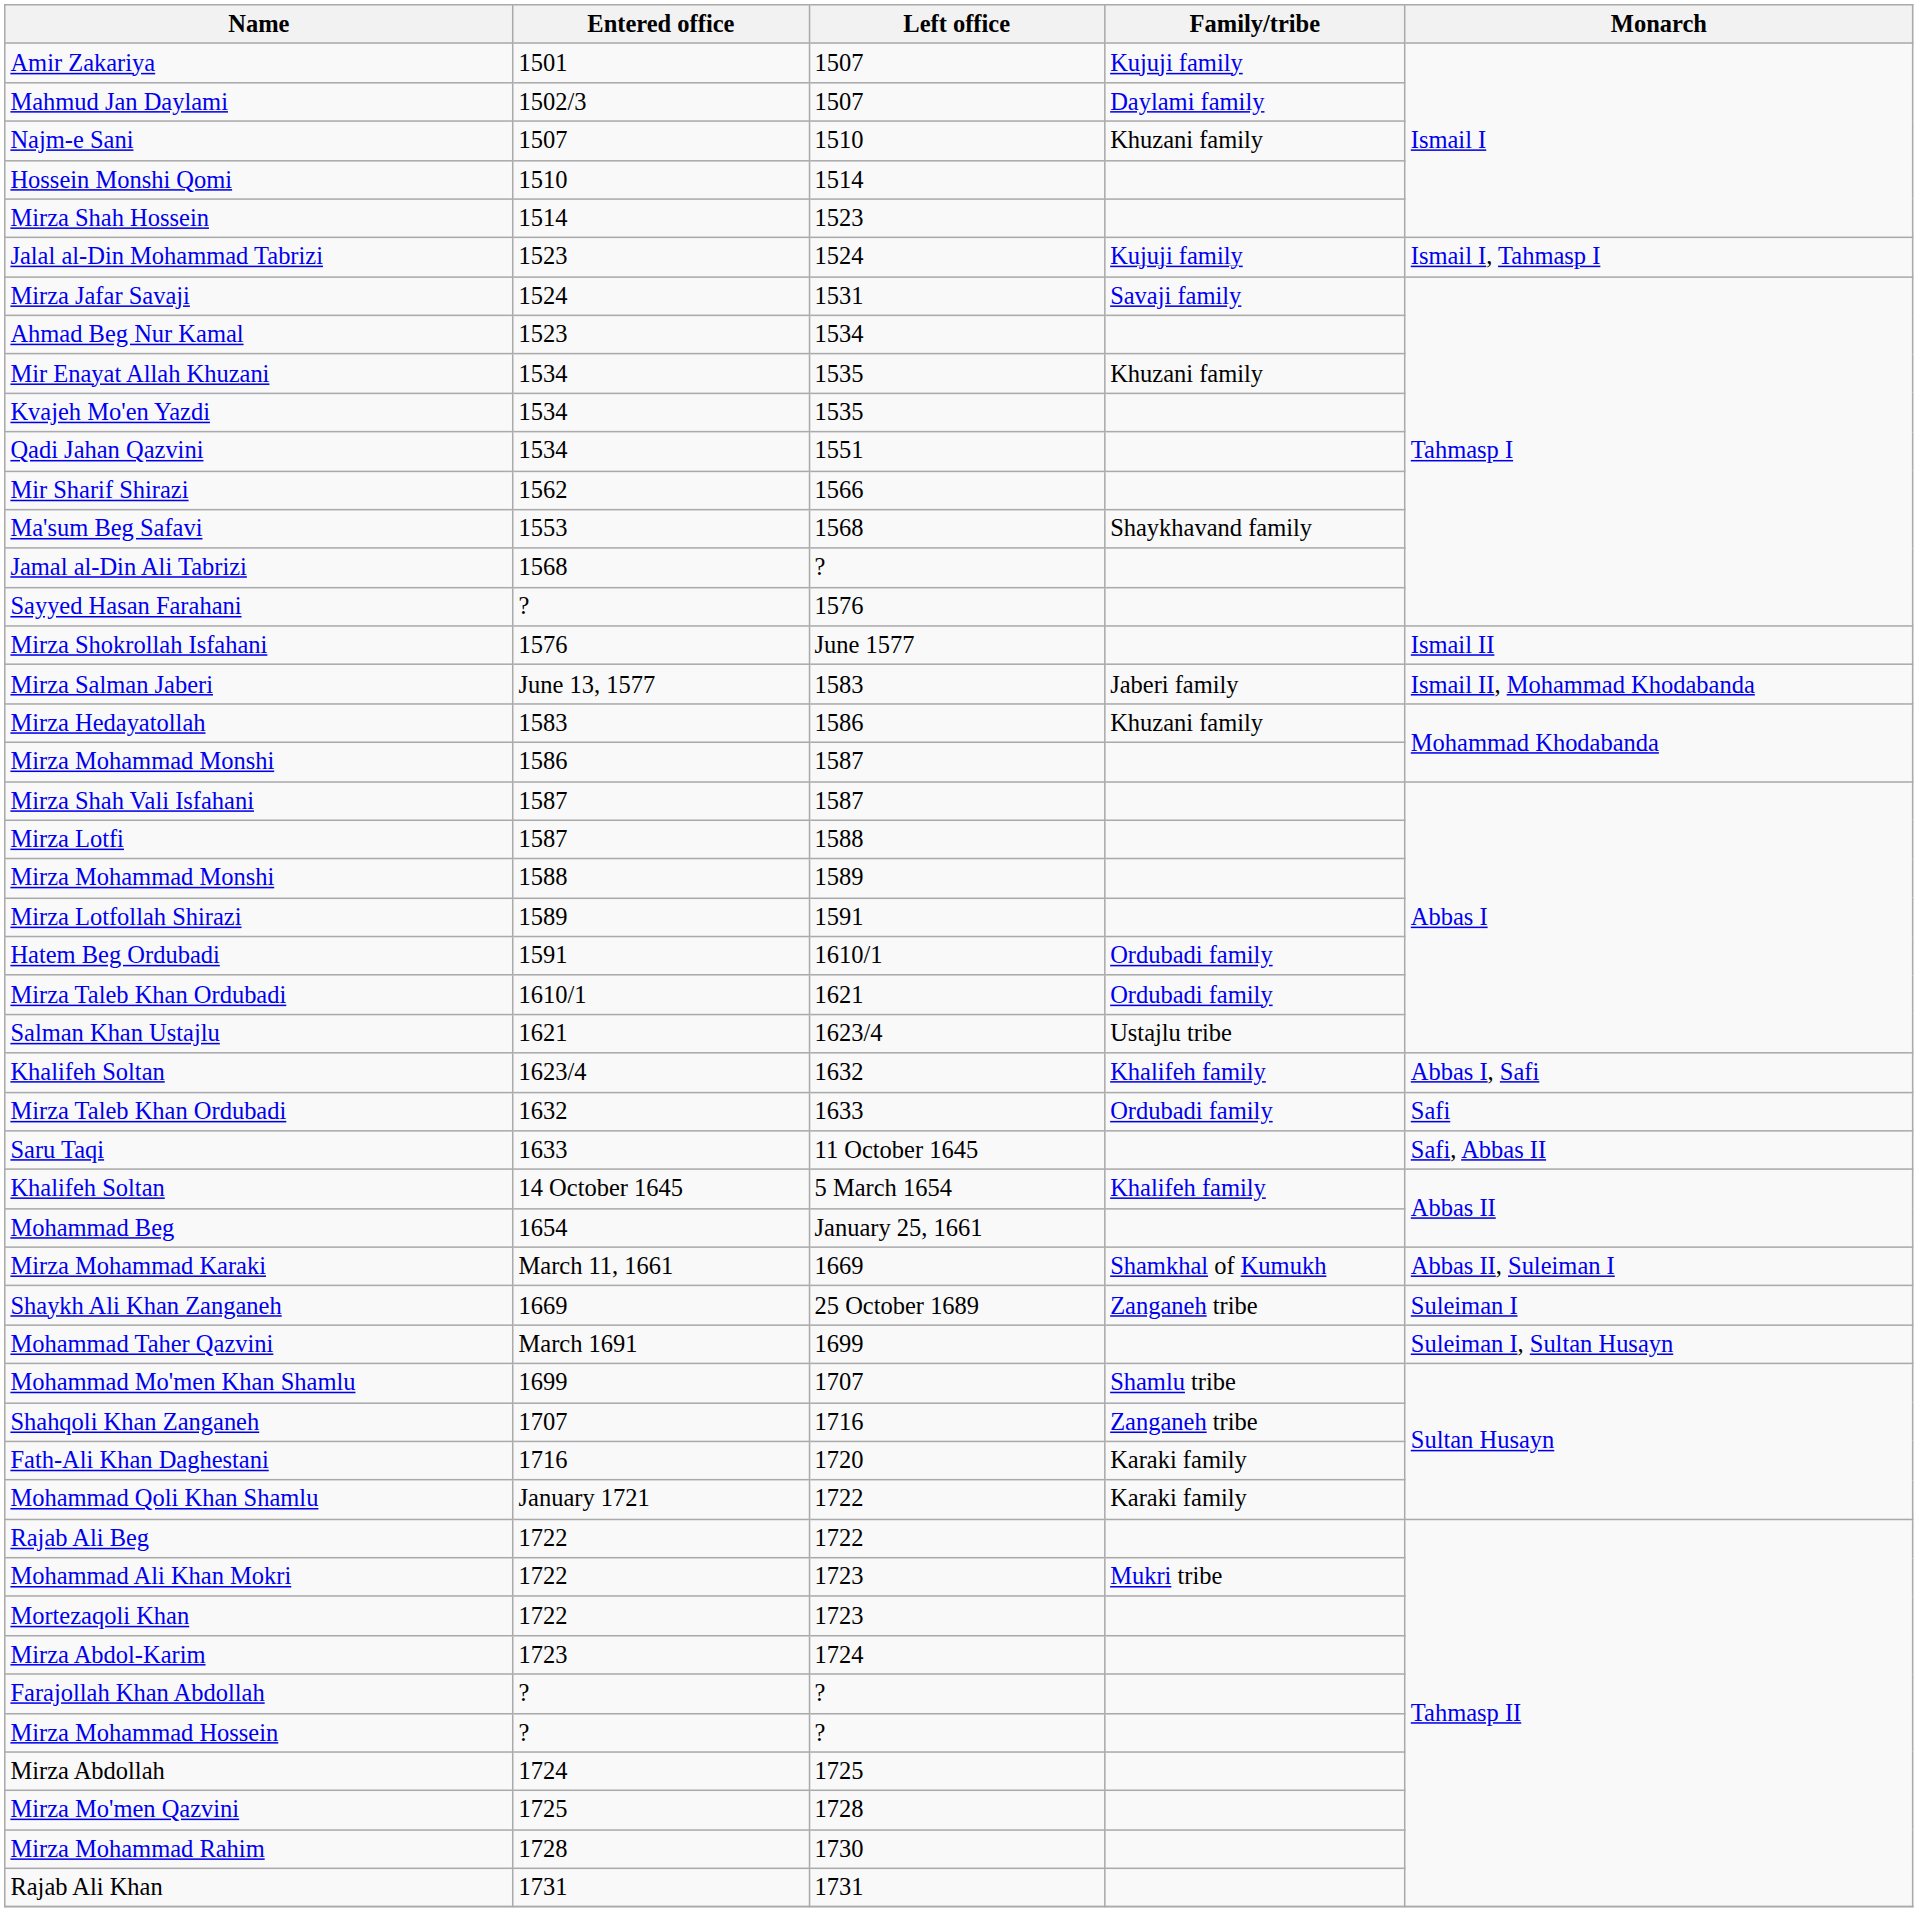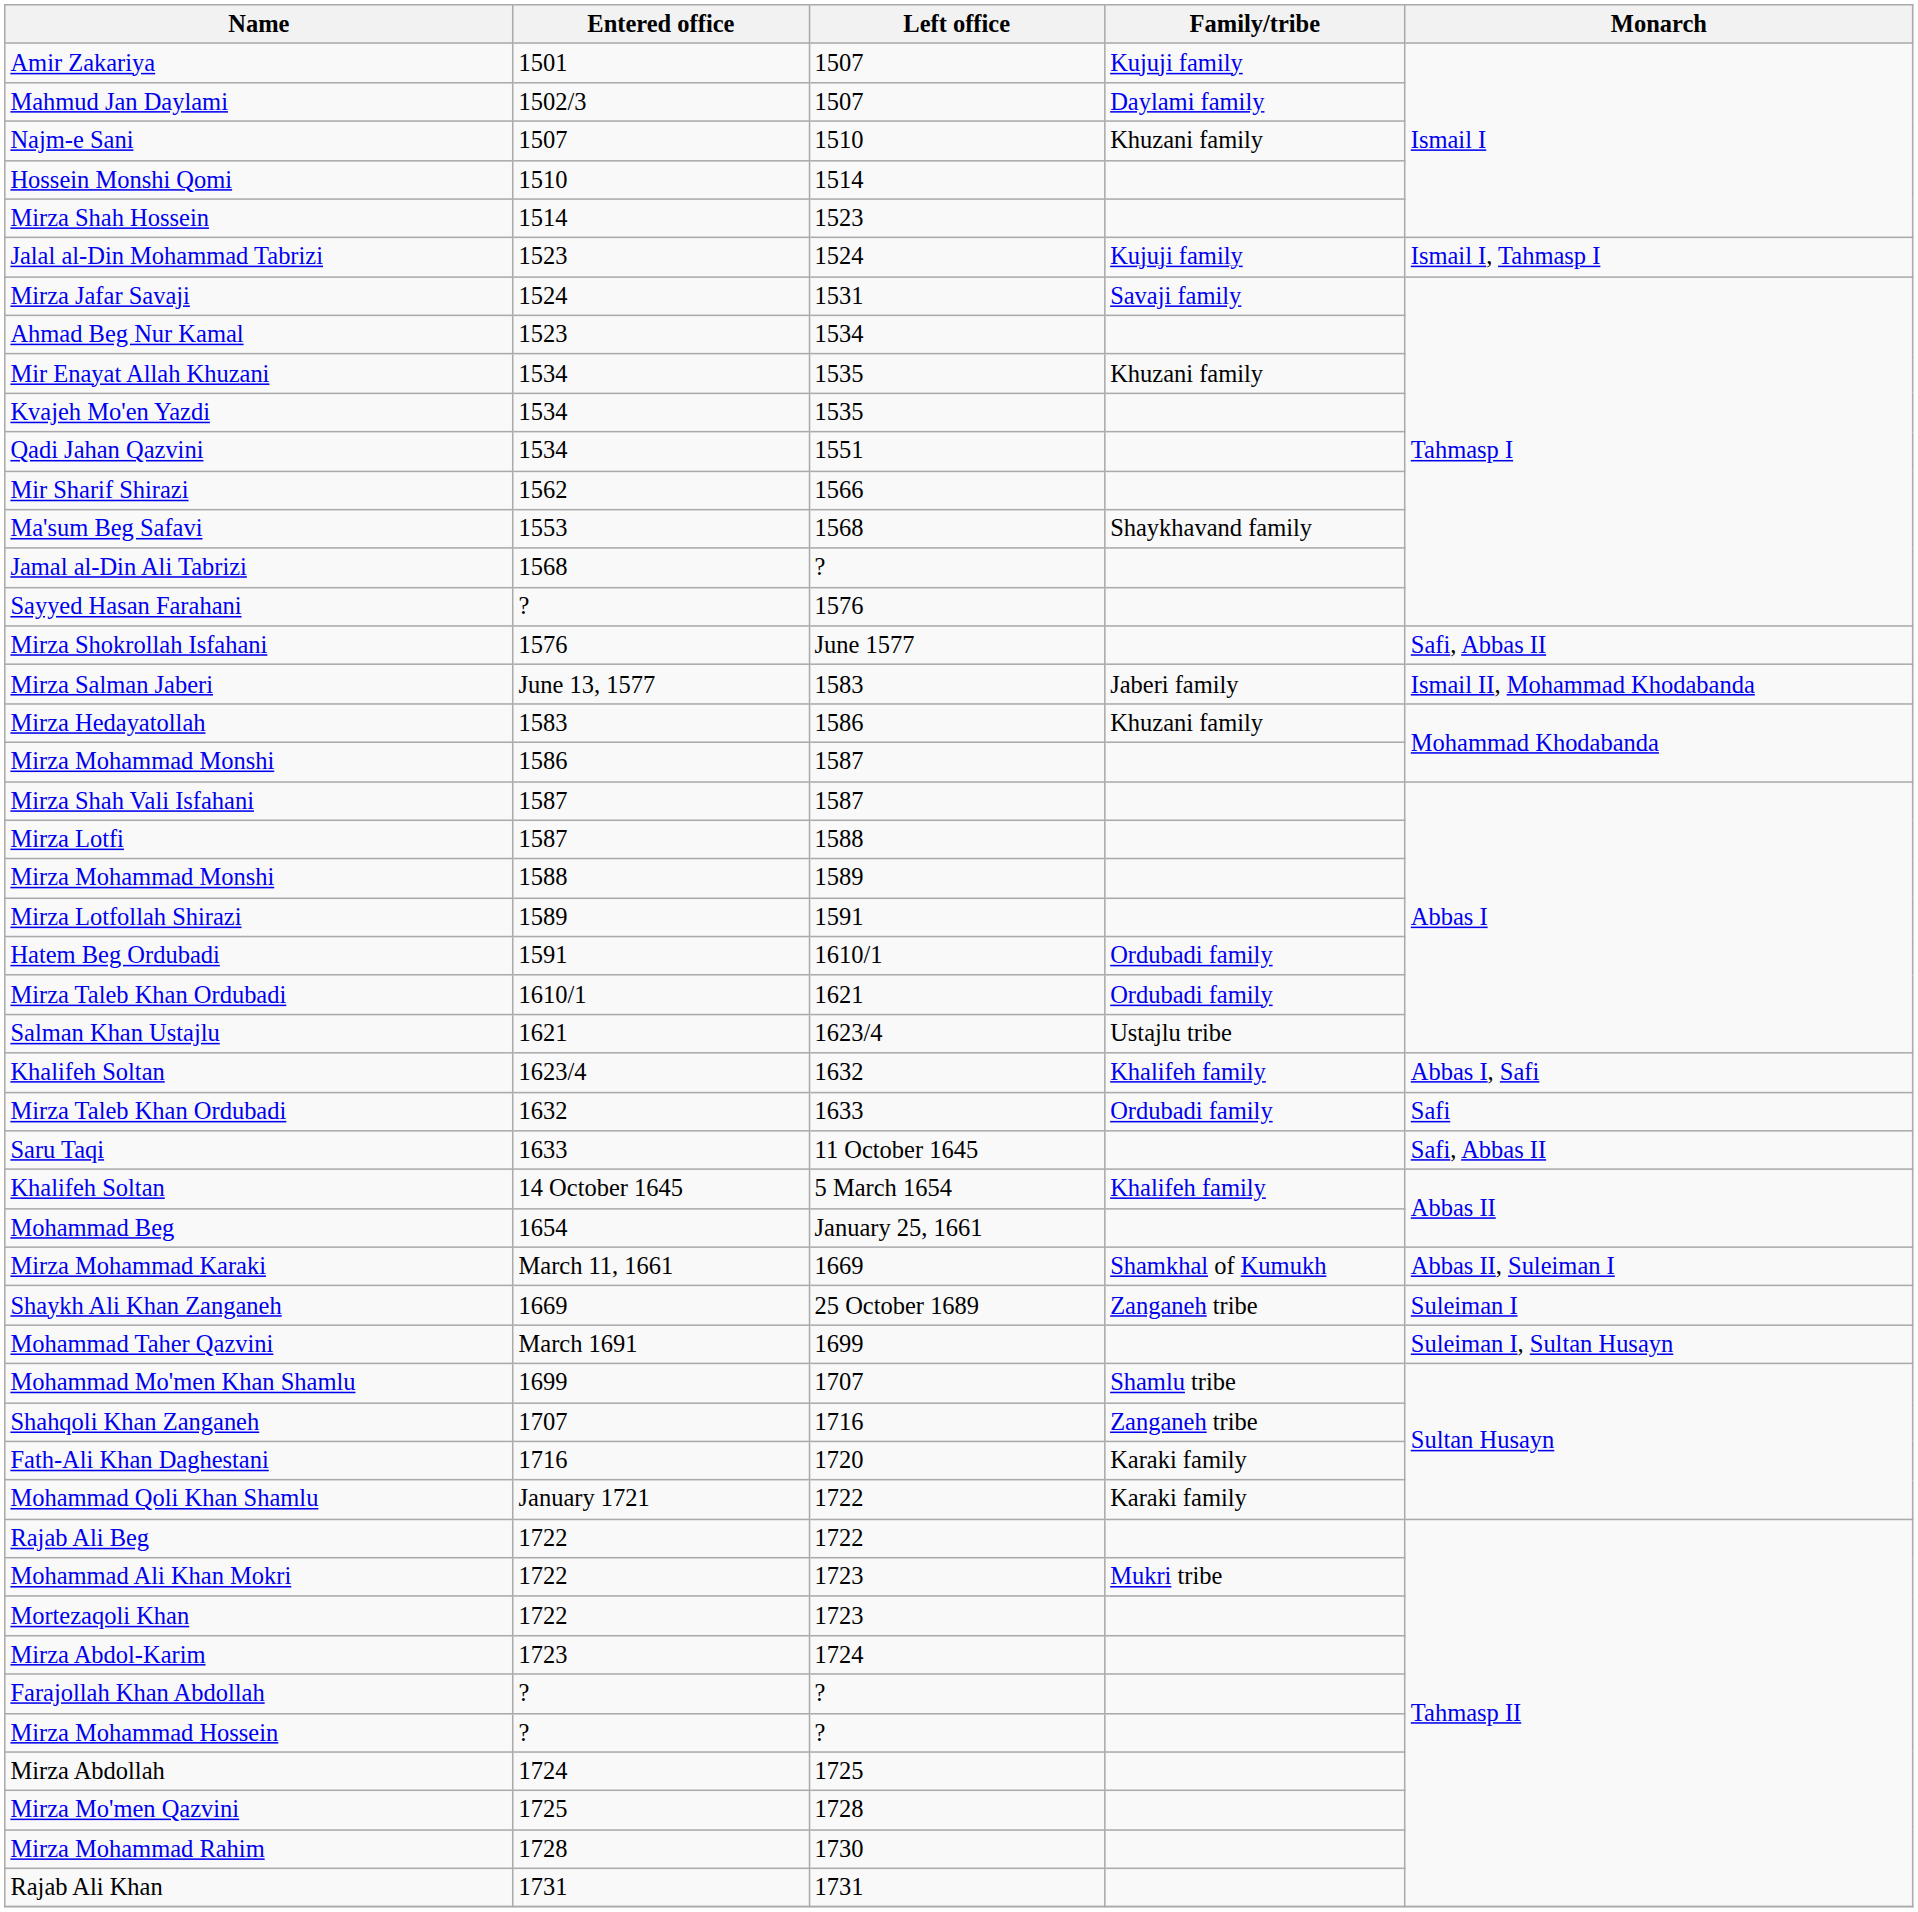(1453, 645) Ismail II -> (1478, 645) Safi, Abbas II
